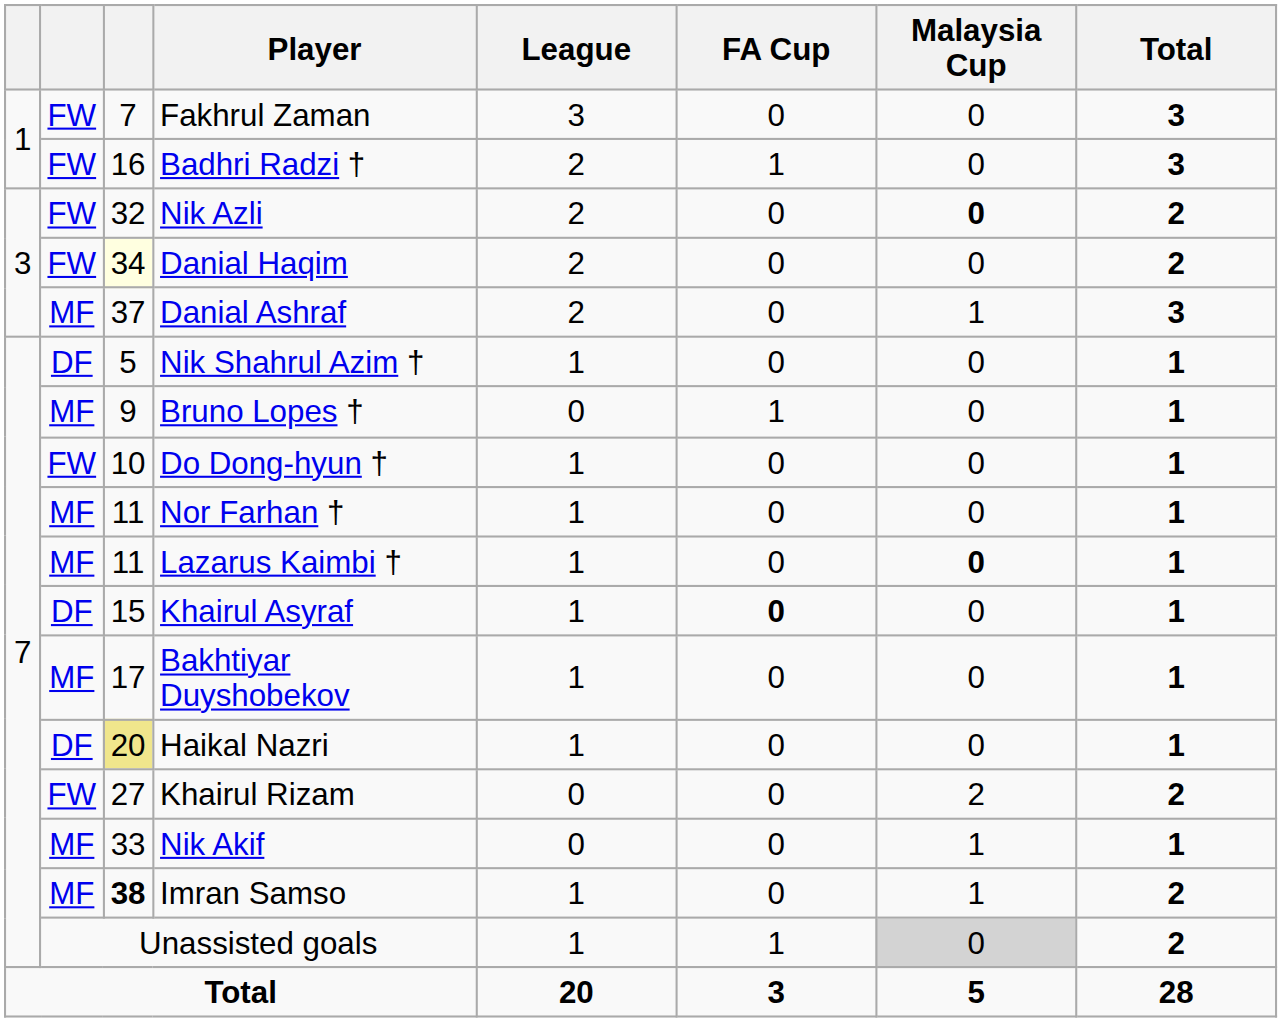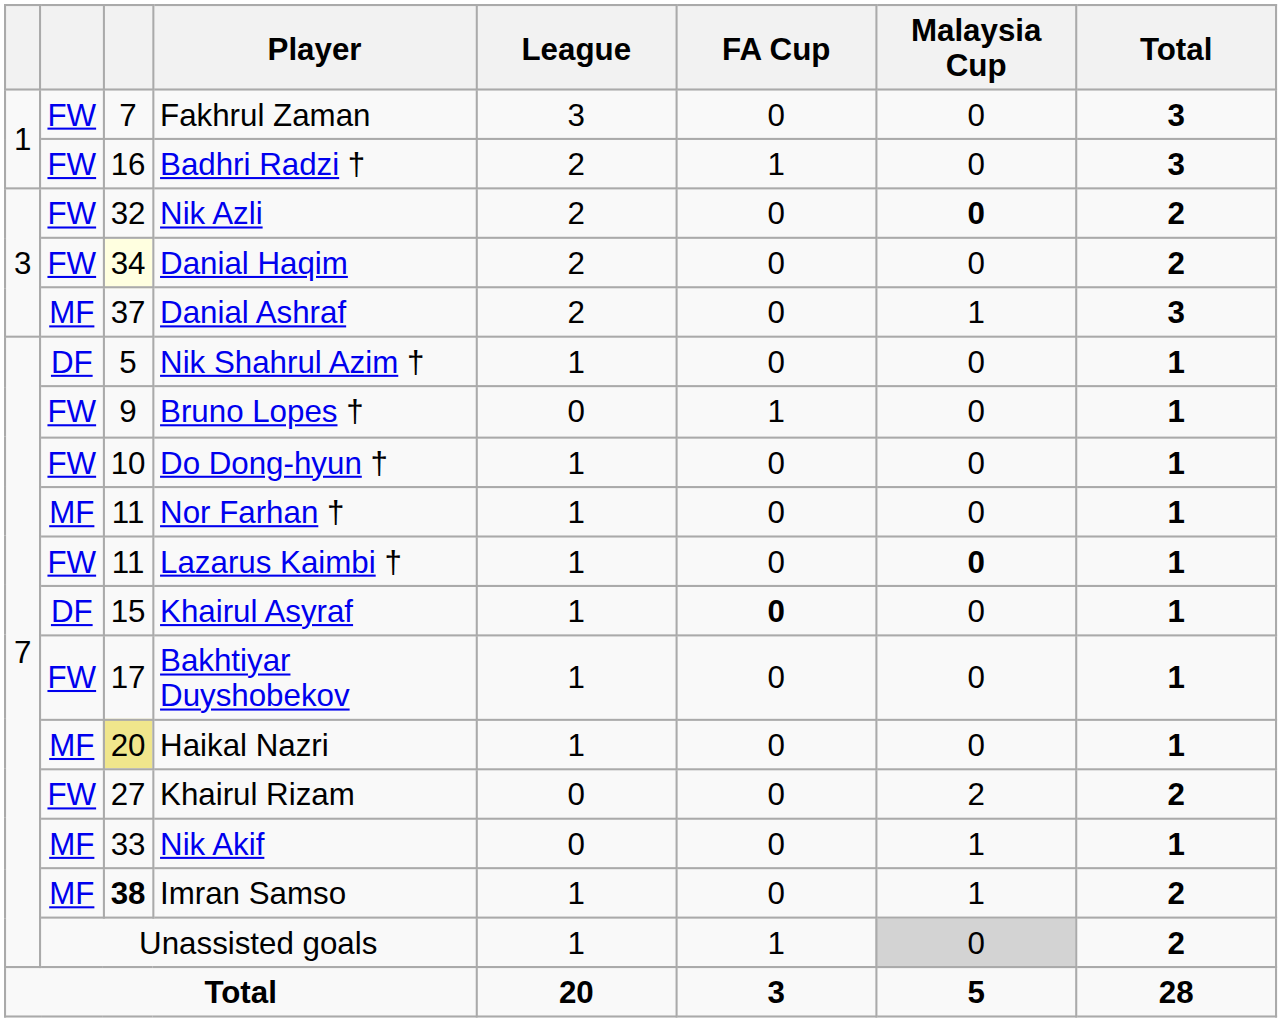(72, 412) MF -> (72, 412) FW
(72, 561) MF -> (72, 561) FW
(72, 677) MF -> (72, 677) FW
(72, 744) DF -> (72, 744) MF
